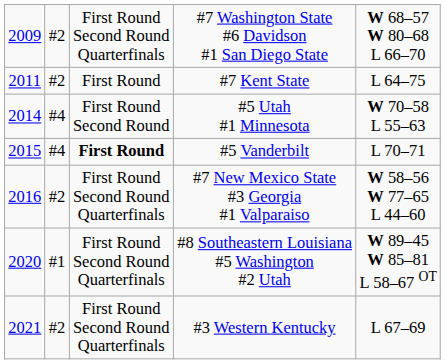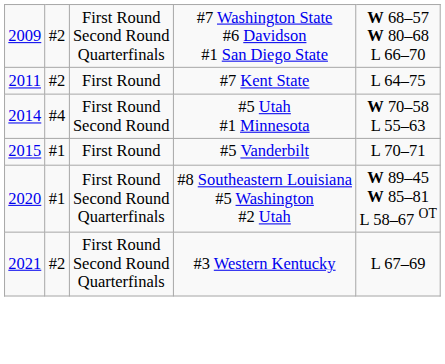(57, 151) #4 -> (57, 151) #1
(121, 151) bold -> (121, 151) normal
- row: (265, 196)
